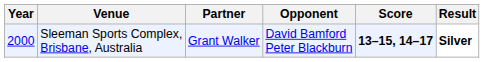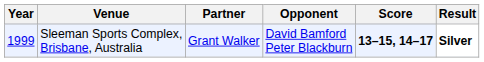(21, 41) 2000 -> (21, 41) 1999
